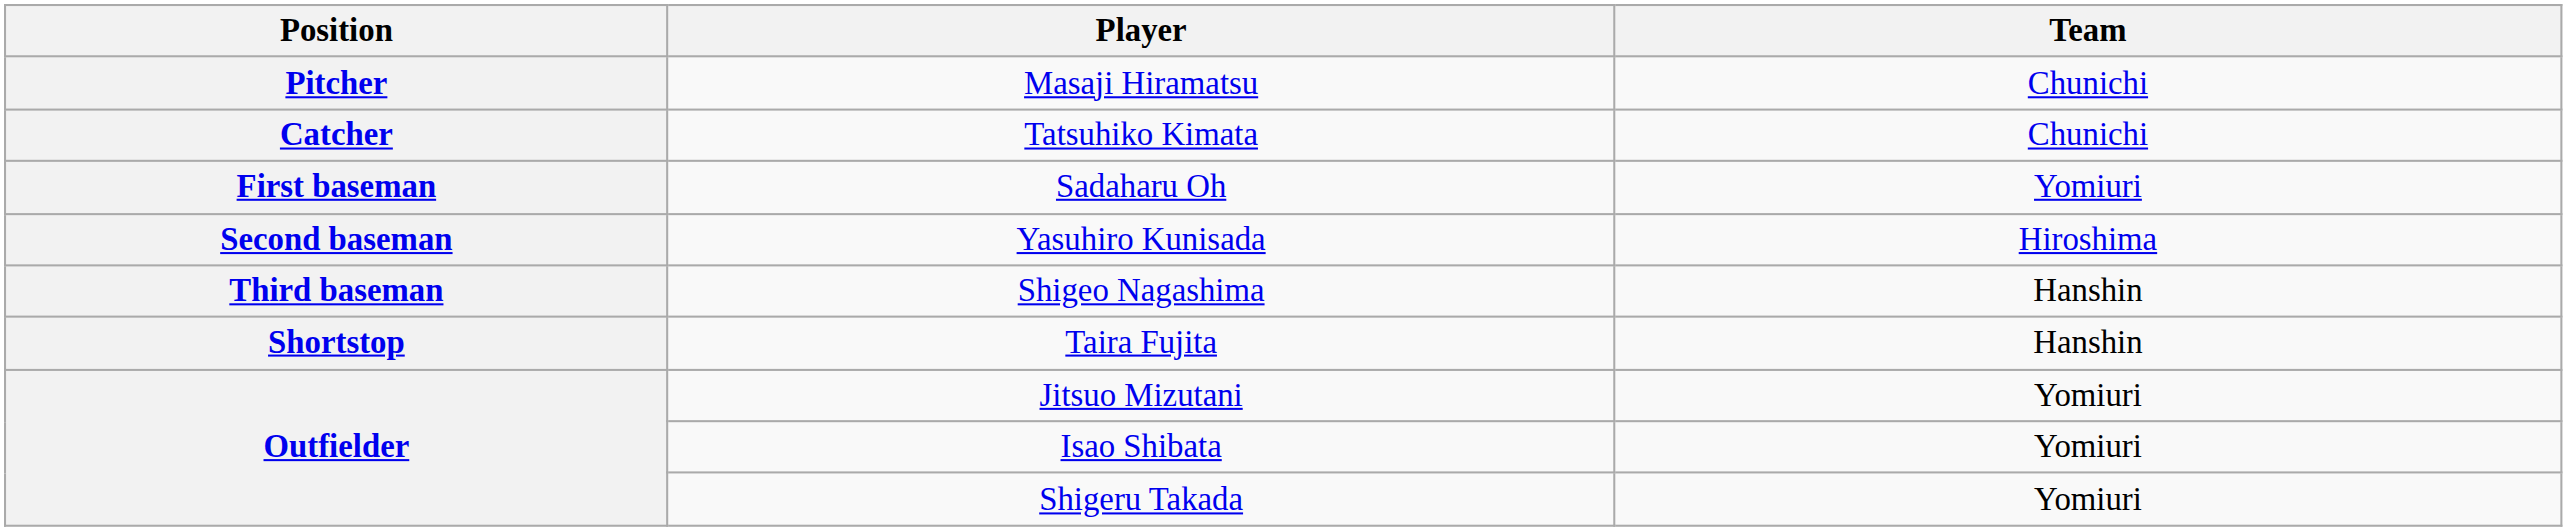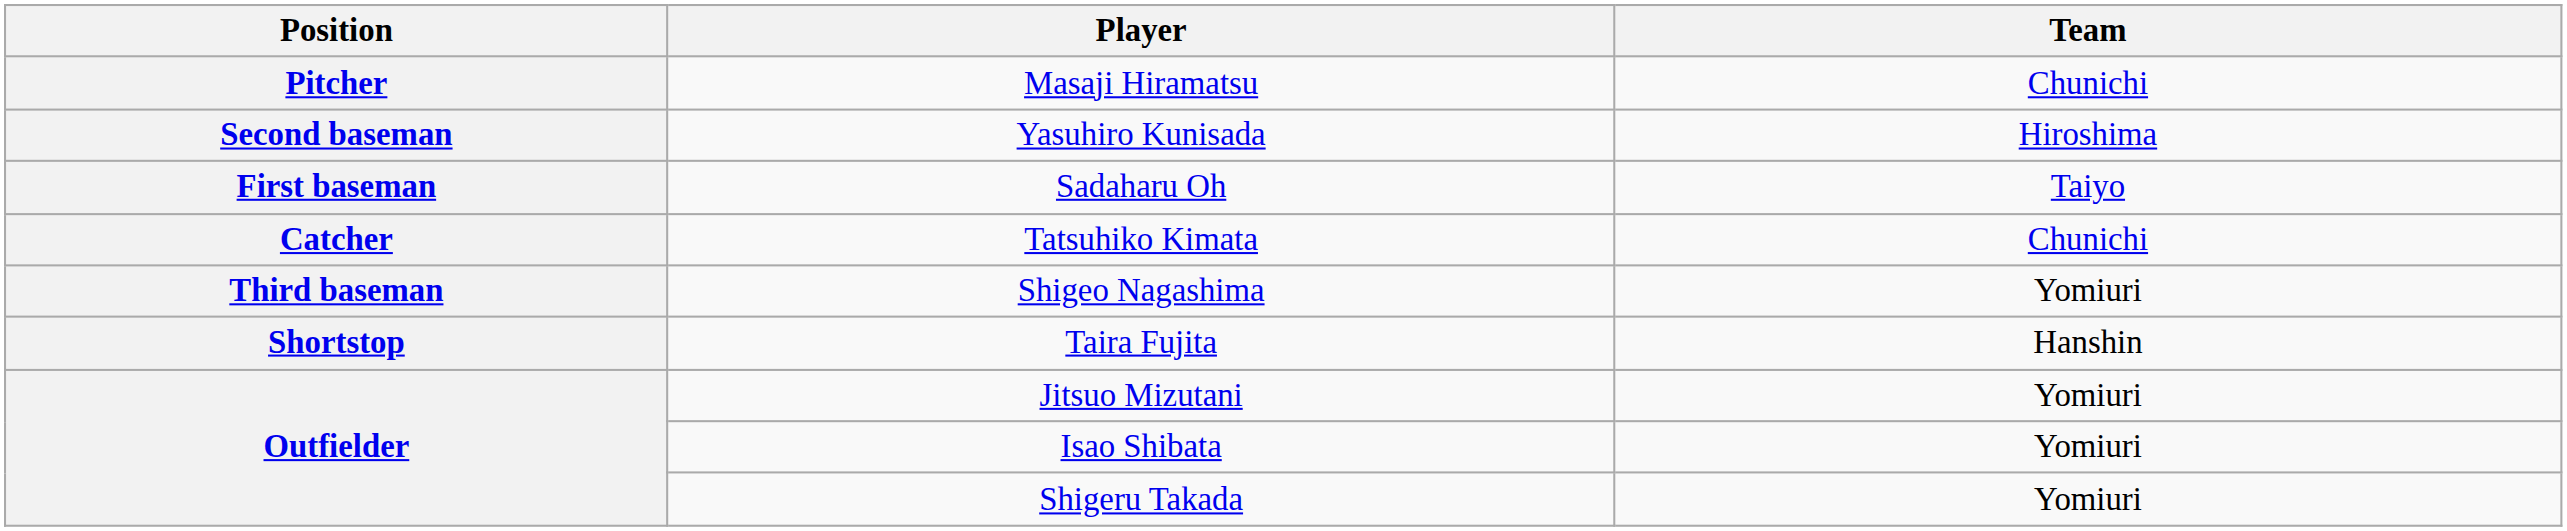rows swapped: (1141, 134) <-> (1141, 238)
(2088, 186) Yomiuri -> (2088, 186) Taiyo
(2088, 290) Hanshin -> (2088, 290) Yomiuri
